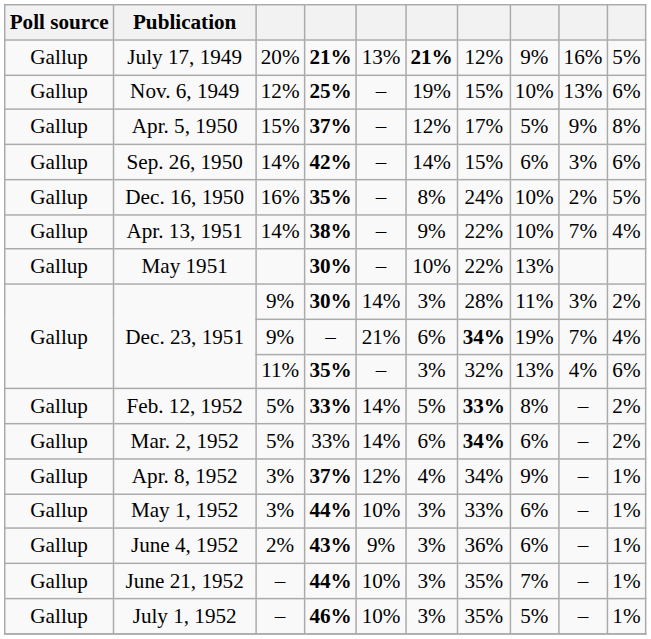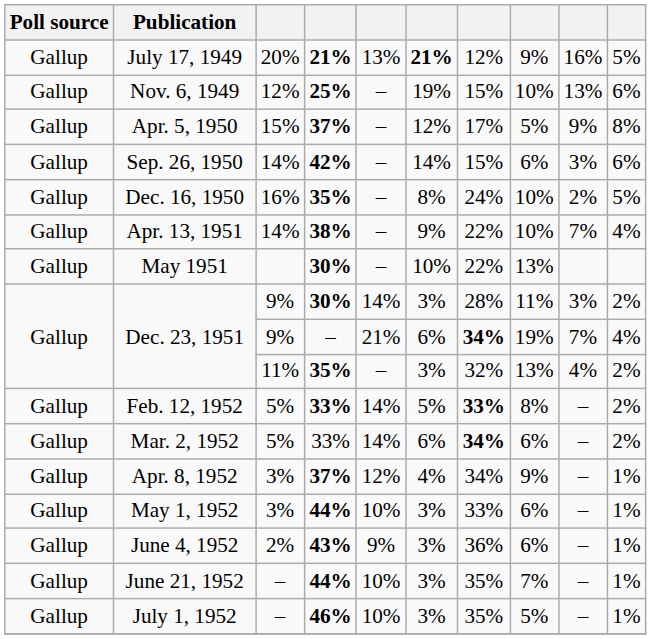(626, 371) 6% -> (626, 371) 2%
